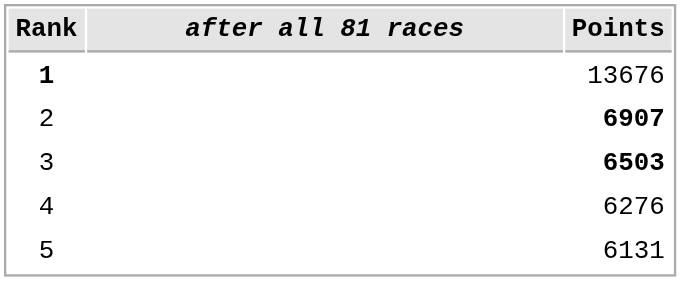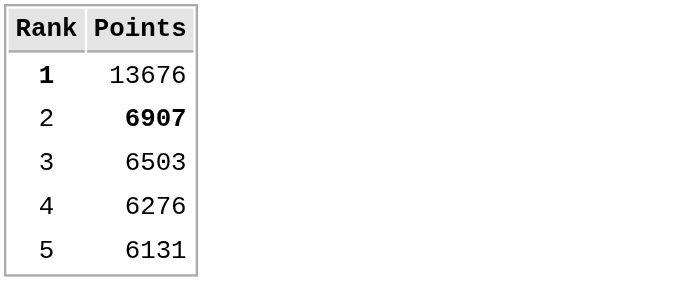- column: (325, 29)
(634, 163) bold -> (156, 163) normal
